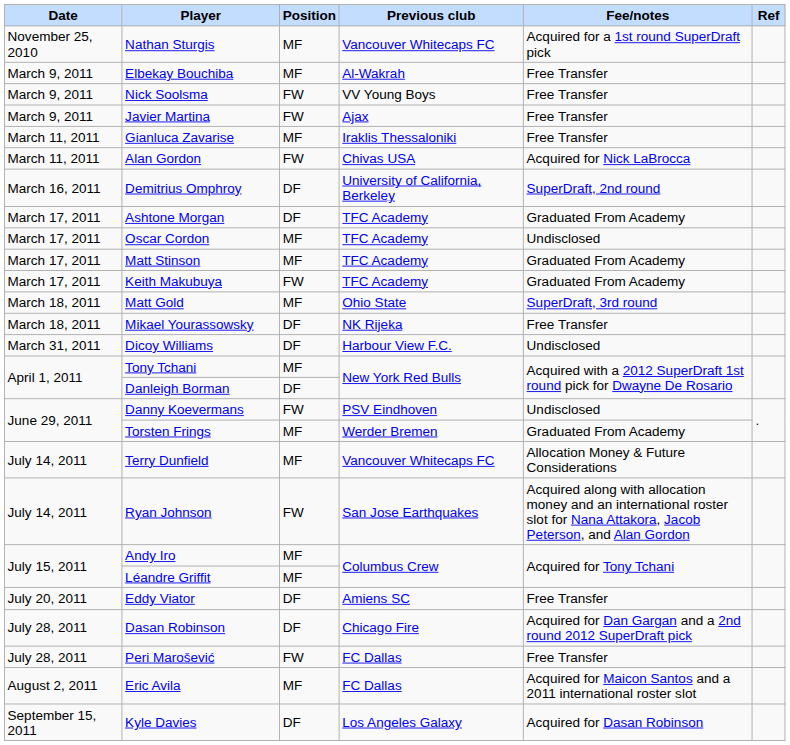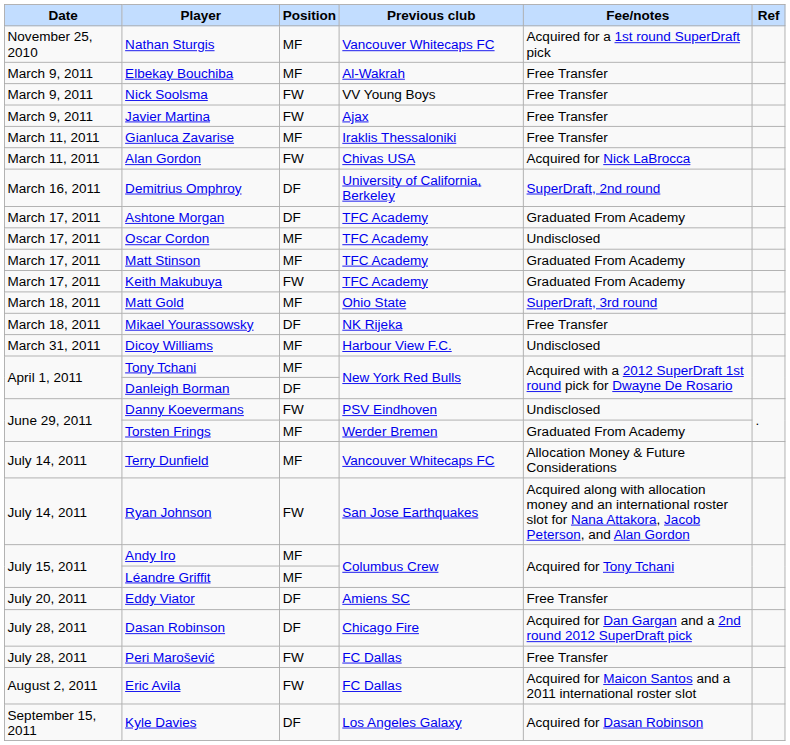(292, 345) DF -> (292, 345) MF
(292, 686) MF -> (293, 686) FW
